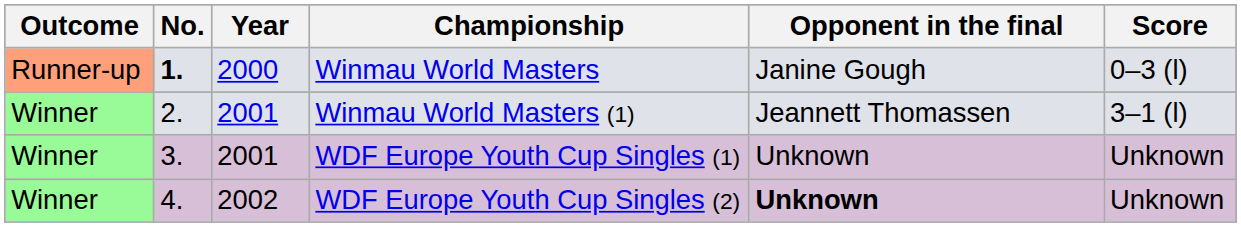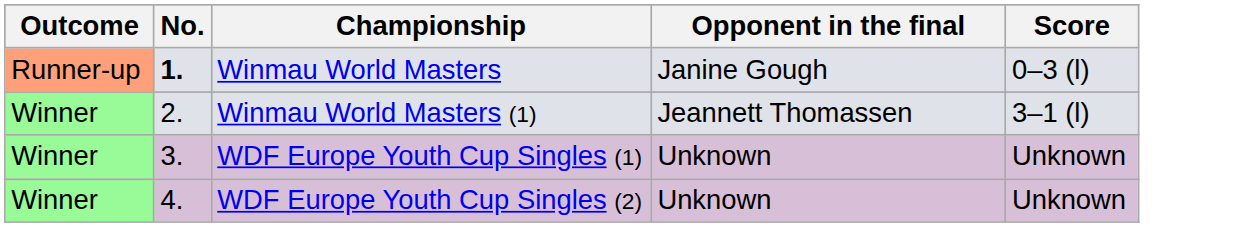- column: (260, 26)
(817, 199) bold -> (714, 199) normal
